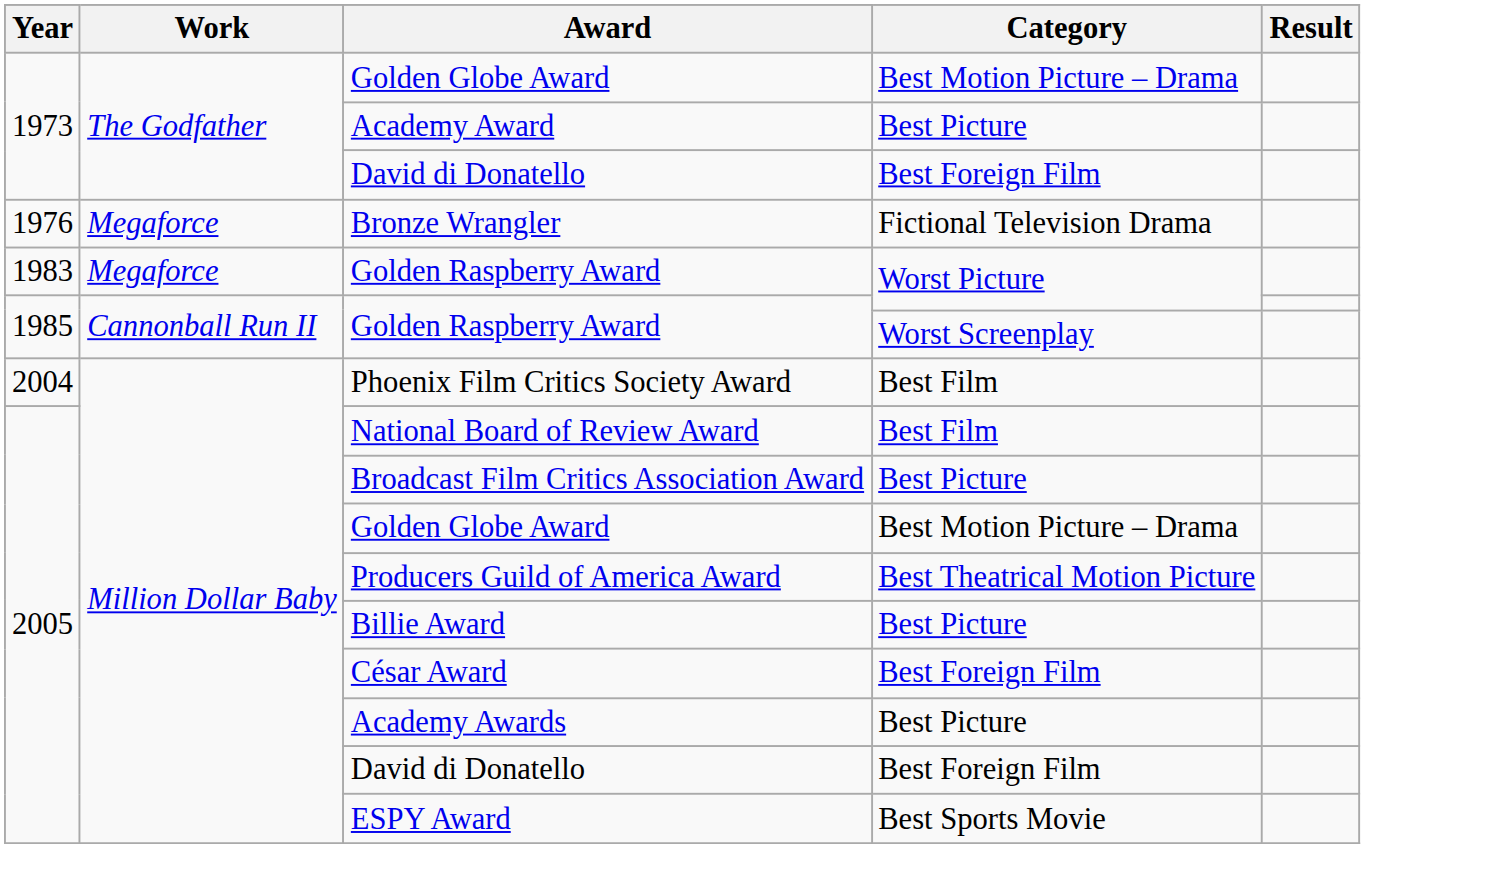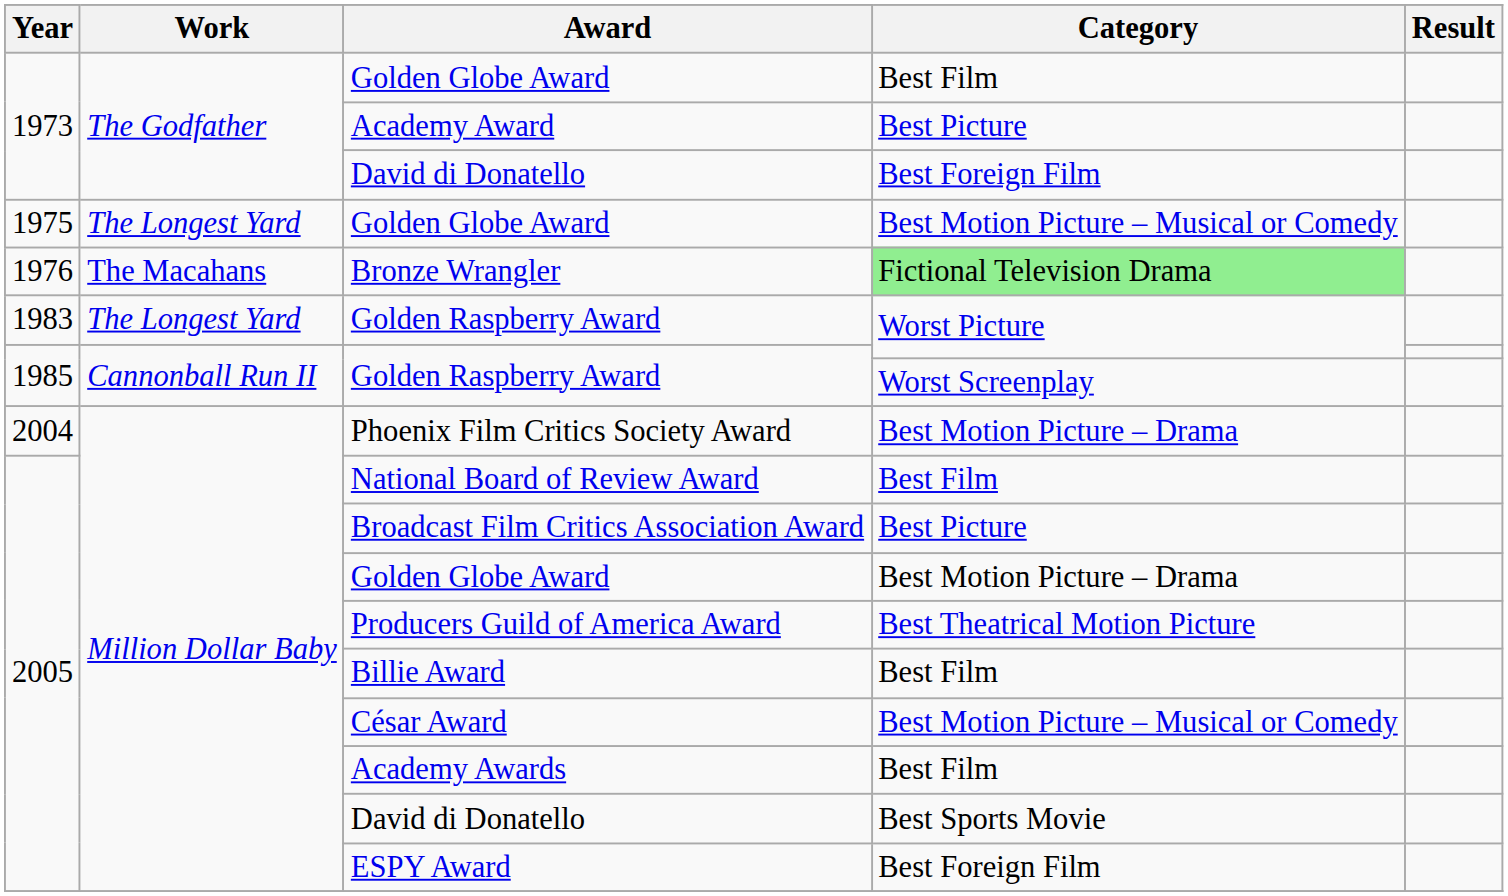(1058, 77) Best Motion Picture – Drama -> (938, 77) Best Film
+ row: (43, 222)
(153, 222) Megaforce -> (177, 271) The Macahans
(1045, 222) no background -> (1045, 271) lightgreen background
(153, 271) Megaforce -> (194, 319) The Longest Yard
(938, 382) Best Film -> (1058, 430) Best Motion Picture – Drama
(952, 624) Best Picture -> (938, 672) Best Film
(989, 672) Best Foreign Film -> (1138, 721) Best Motion Picture – Musical or Comedy
(952, 721) Best Picture -> (938, 769) Best Film
(989, 769) Best Foreign Film -> (992, 818) Best Sports Movie
(992, 818) Best Sports Movie -> (989, 866) Best Foreign Film
